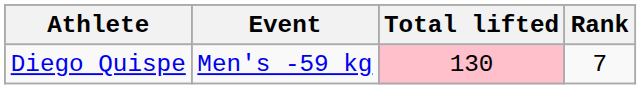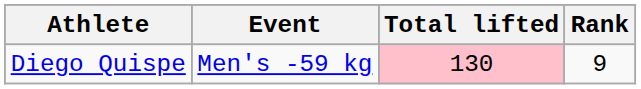(600, 64) 7 -> (600, 64) 9
